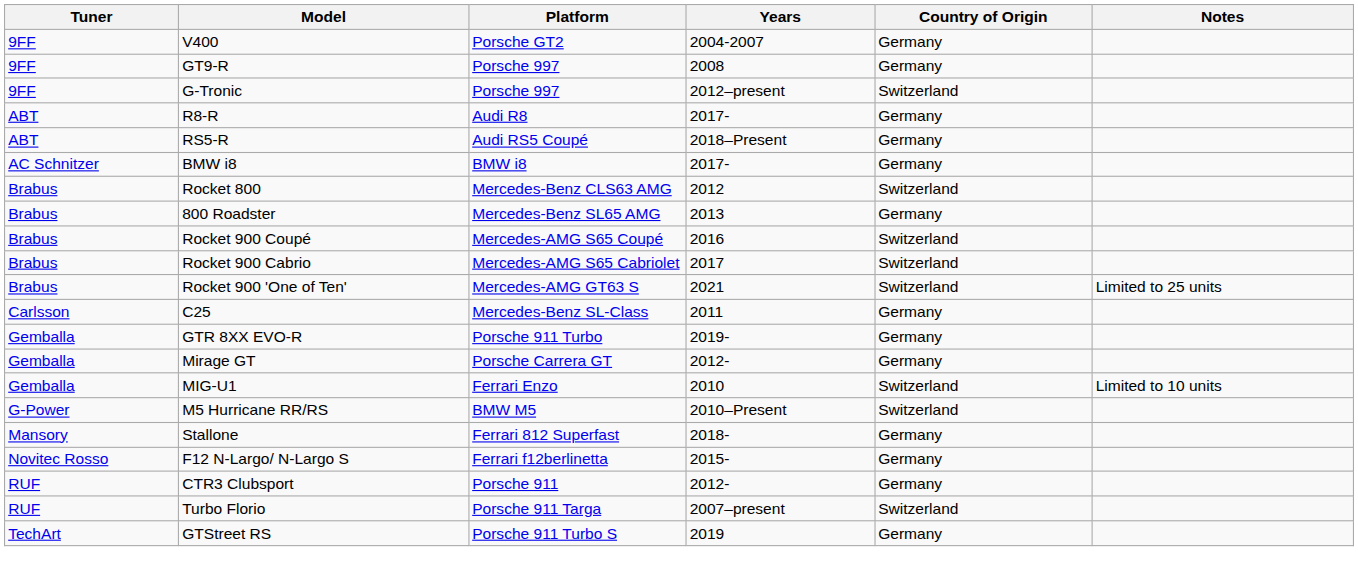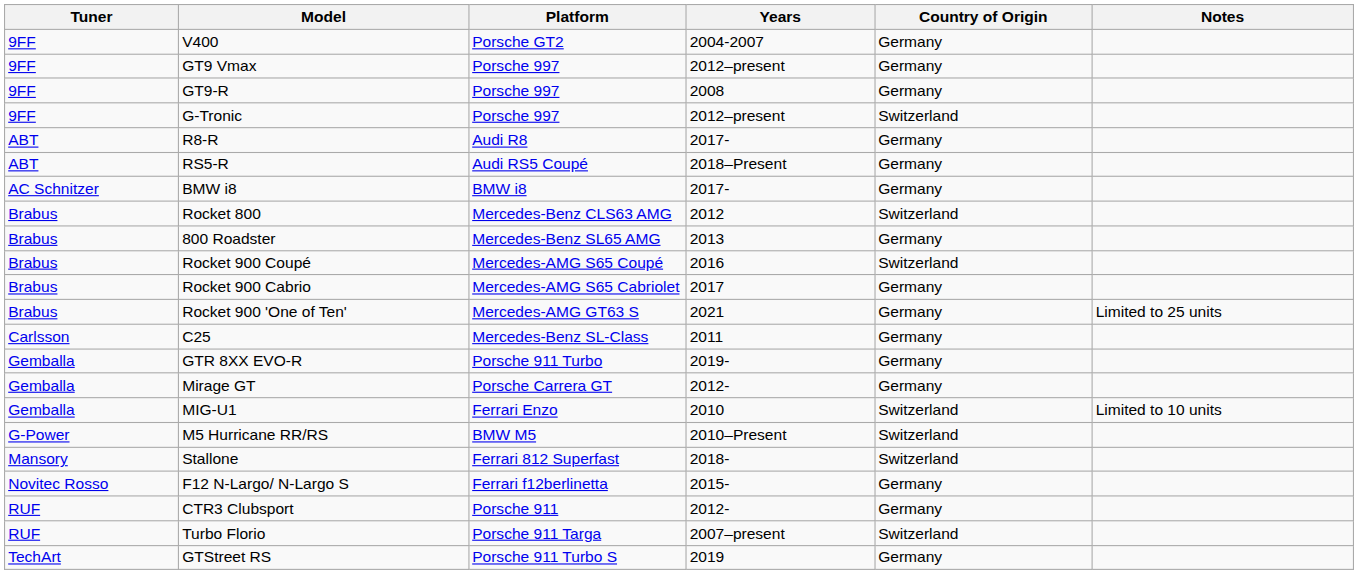+ row: (219, 66)
(918, 263) Switzerland -> (910, 287) Germany
(918, 287) Switzerland -> (910, 312) Germany
(910, 435) Germany -> (918, 459) Switzerland
